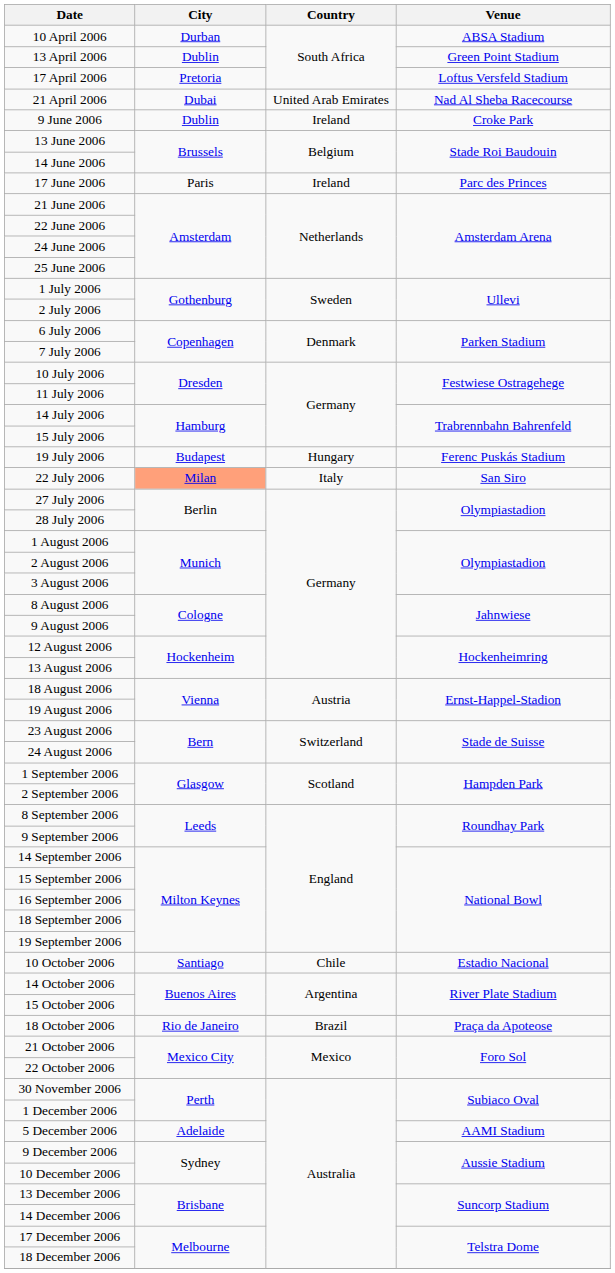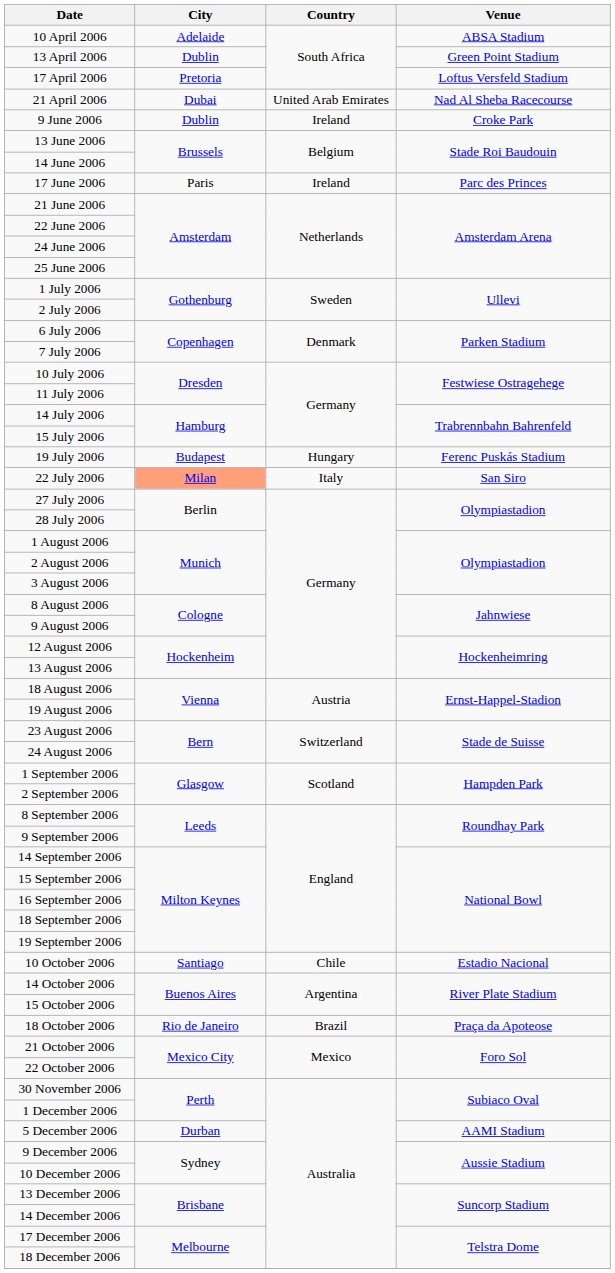(200, 36) Durban -> (200, 36) Adelaide
(200, 1131) Adelaide -> (200, 1131) Durban
